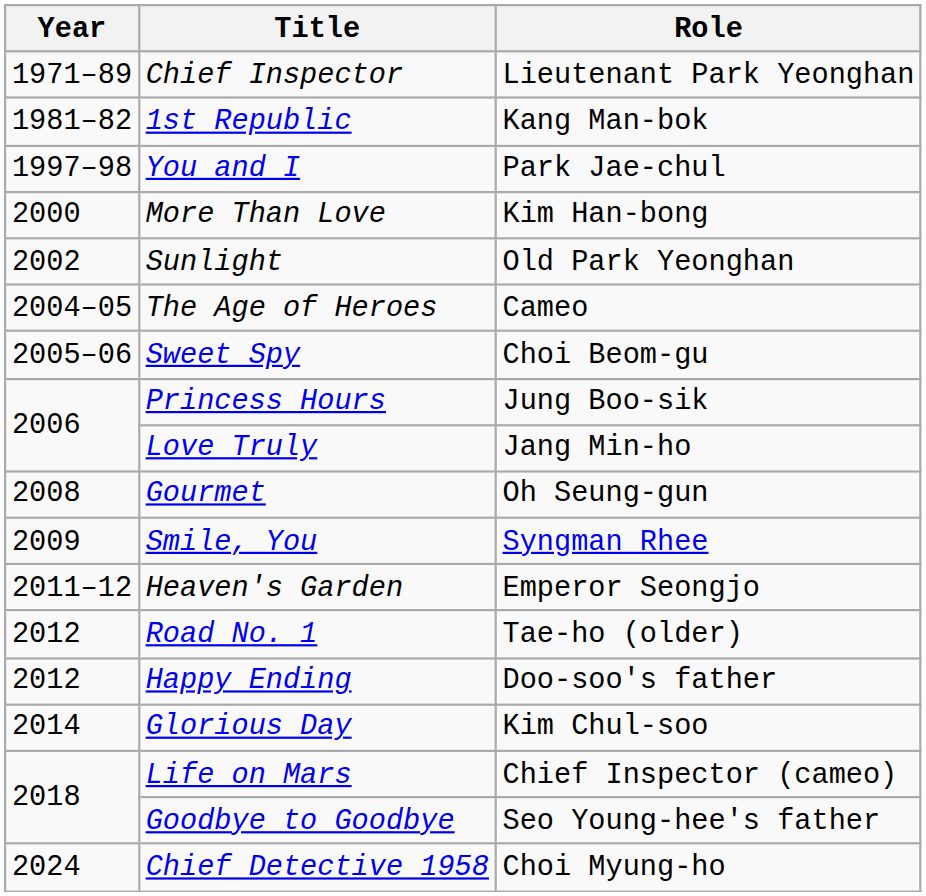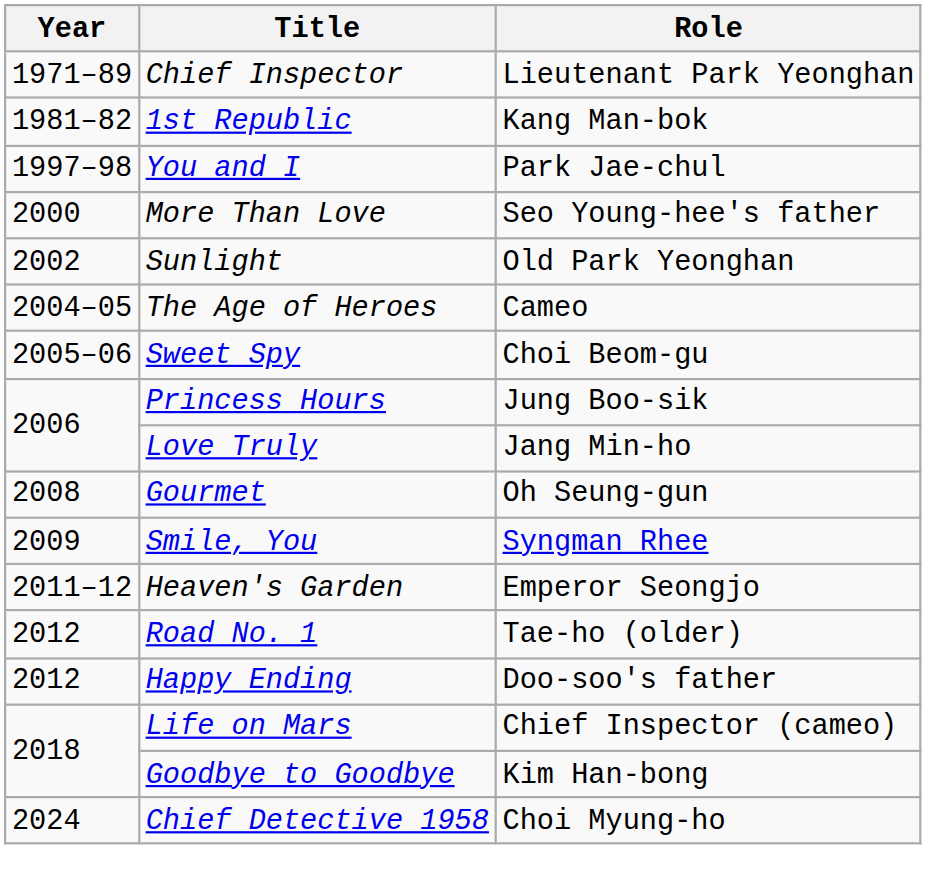(606, 215) Kim Han-bong -> (691, 215) Seo Young-hee's father
- row: (249, 728)
(691, 821) Seo Young-hee's father -> (606, 774) Kim Han-bong
